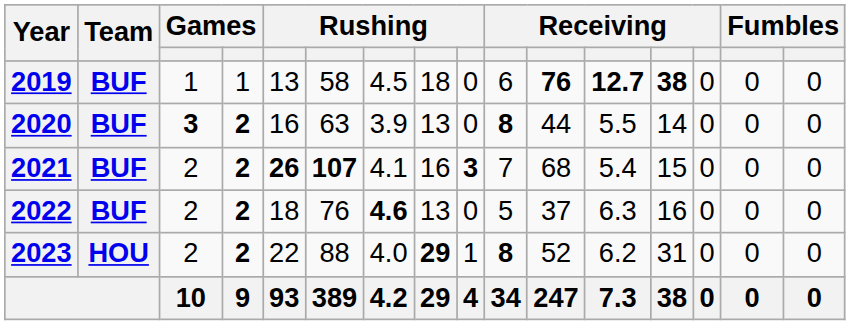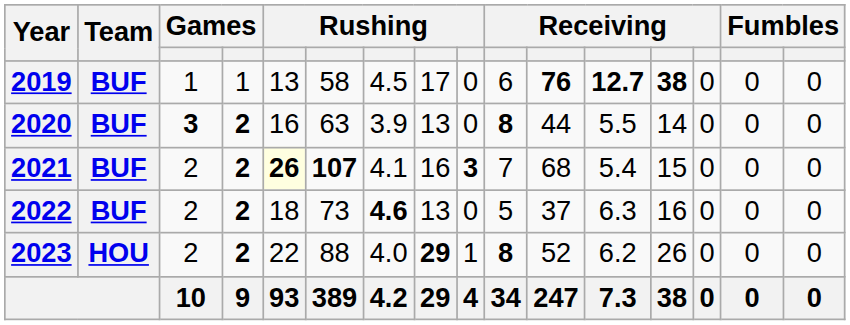(435, 81) 18 -> (435, 81) 17
(284, 168) no background -> (284, 168) lightyellow background
(335, 211) 76 -> (335, 211) 73
(672, 254) 31 -> (672, 254) 26
